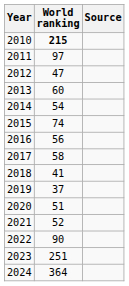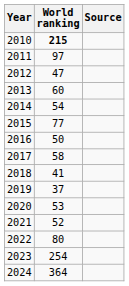(58, 124) 74 -> (58, 124) 77
(58, 140) 56 -> (58, 140) 50
(58, 207) 51 -> (58, 207) 53
(58, 240) 90 -> (58, 240) 80
(58, 256) 251 -> (58, 256) 254
